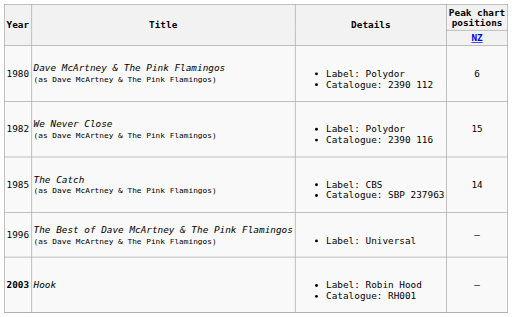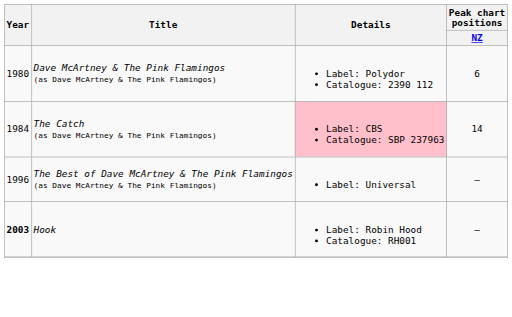- row: (125, 129)
(18, 185) 1985 -> (18, 129) 1984
(371, 190) no background -> (371, 134) pink background
